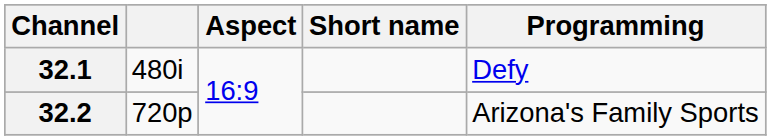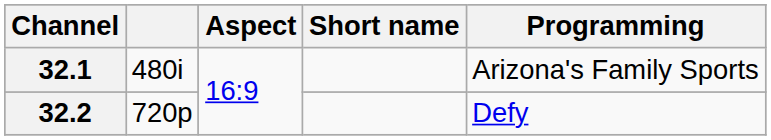(500, 69) Defy -> (615, 69) Arizona's Family Sports
(615, 112) Arizona's Family Sports -> (500, 112) Defy
